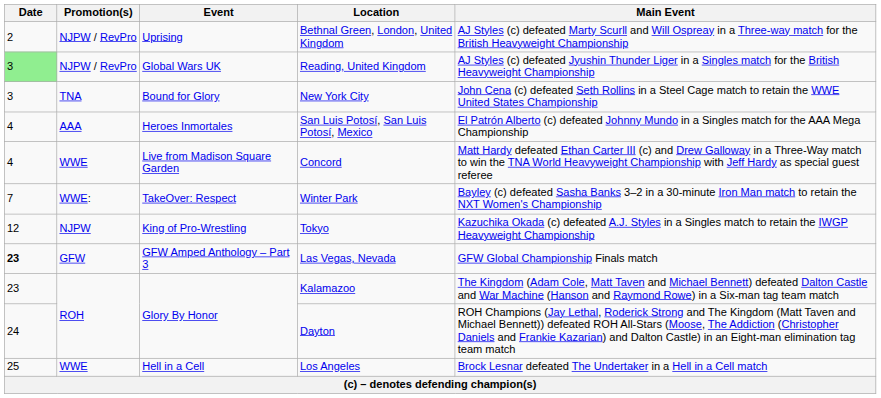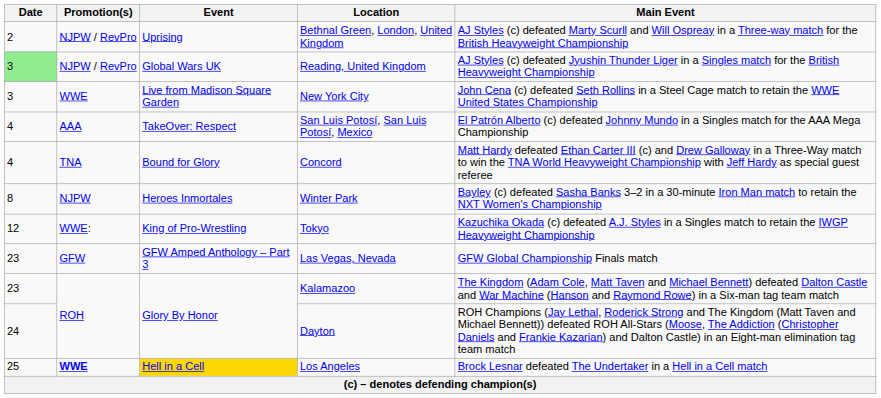(70, 96) TNA -> (74, 96) WWE
(181, 96) Bound for Glory -> (207, 96) Live from Madison Square Garden
(187, 126) Heroes Inmortales -> (189, 126) TakeOver: Respect
(74, 162) WWE -> (70, 162) TNA
(207, 162) Live from Madison Square Garden -> (181, 162) Bound for Glory
(10, 199) 7 -> (10, 199) 8
(75, 199) WWE: -> (75, 199) NJPW
(189, 199) TakeOver: Respect -> (187, 199) Heroes Inmortales
(75, 228) NJPW -> (75, 228) WWE:
(13, 258) bold -> (13, 258) normal
(74, 367) normal -> (74, 367) bold
(173, 367) no background -> (173, 367) gold background
